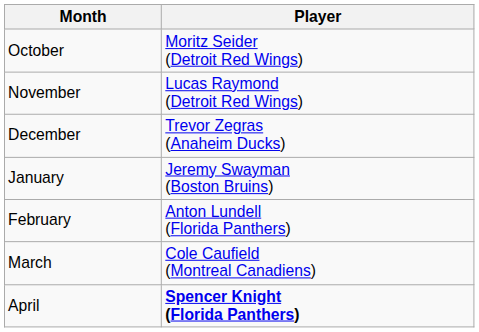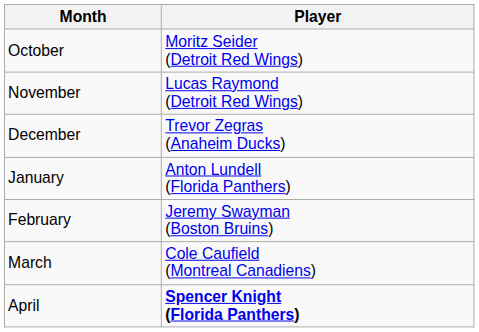(228, 178) Jeremy Swayman (Boston Bruins) -> (228, 178) Anton Lundell (Florida Panthers)
(228, 220) Anton Lundell (Florida Panthers) -> (228, 220) Jeremy Swayman (Boston Bruins)
